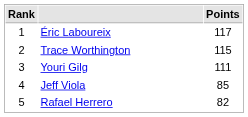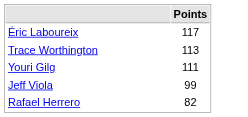- column: (21, 14)
(223, 50) 115 -> (190, 50) 113
(223, 85) 85 -> (190, 85) 99
